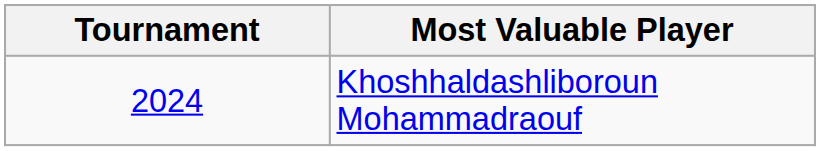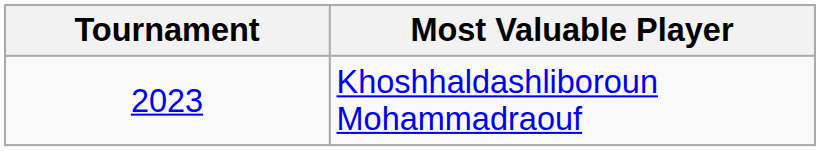(167, 100) 2024 -> (167, 100) 2023
